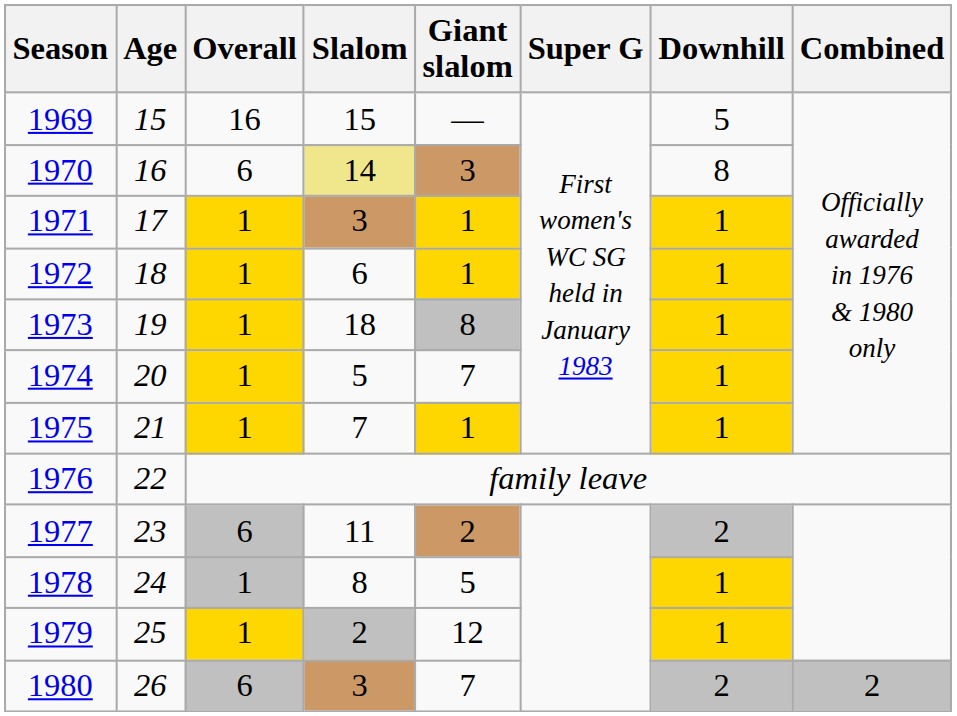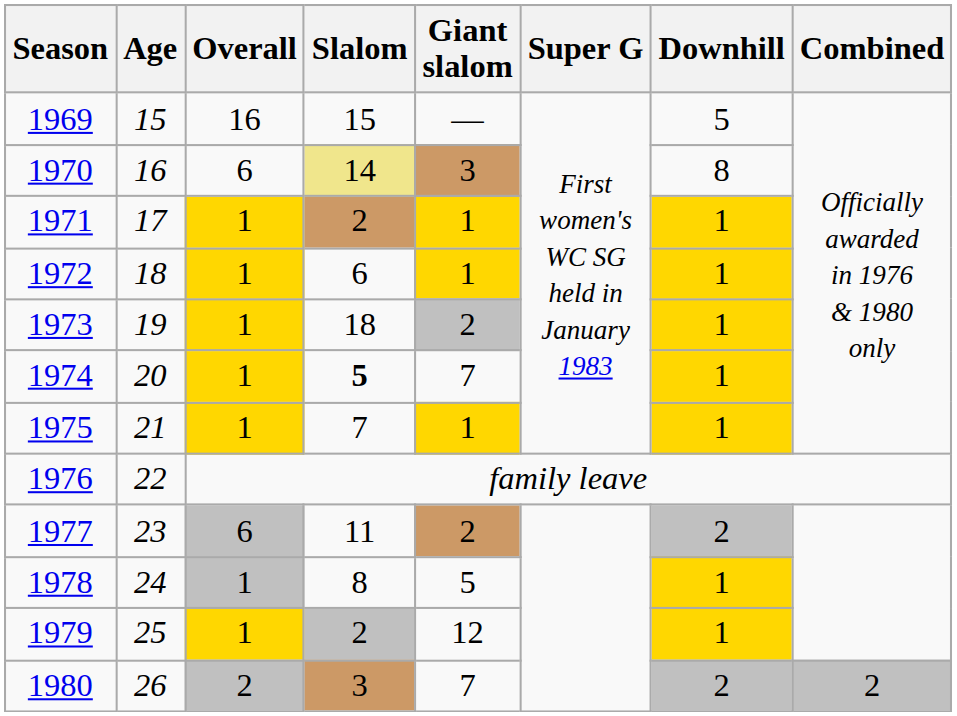(360, 221) 3 -> (360, 221) 2
(468, 324) 8 -> (468, 324) 2
(360, 375) normal -> (360, 375) bold
(245, 684) 6 -> (245, 684) 2
